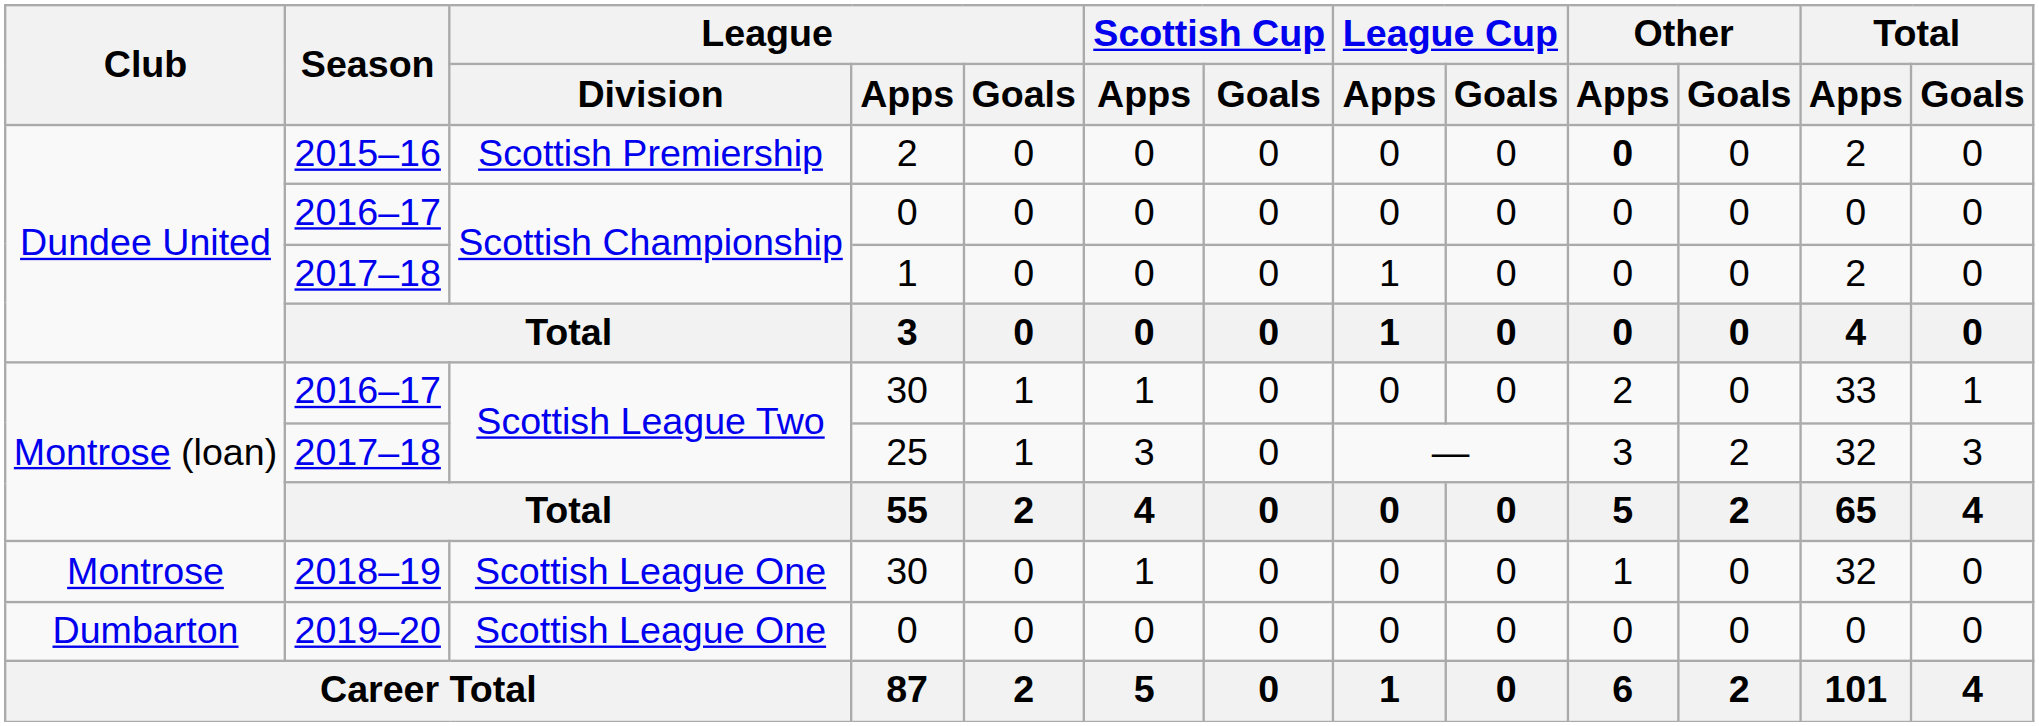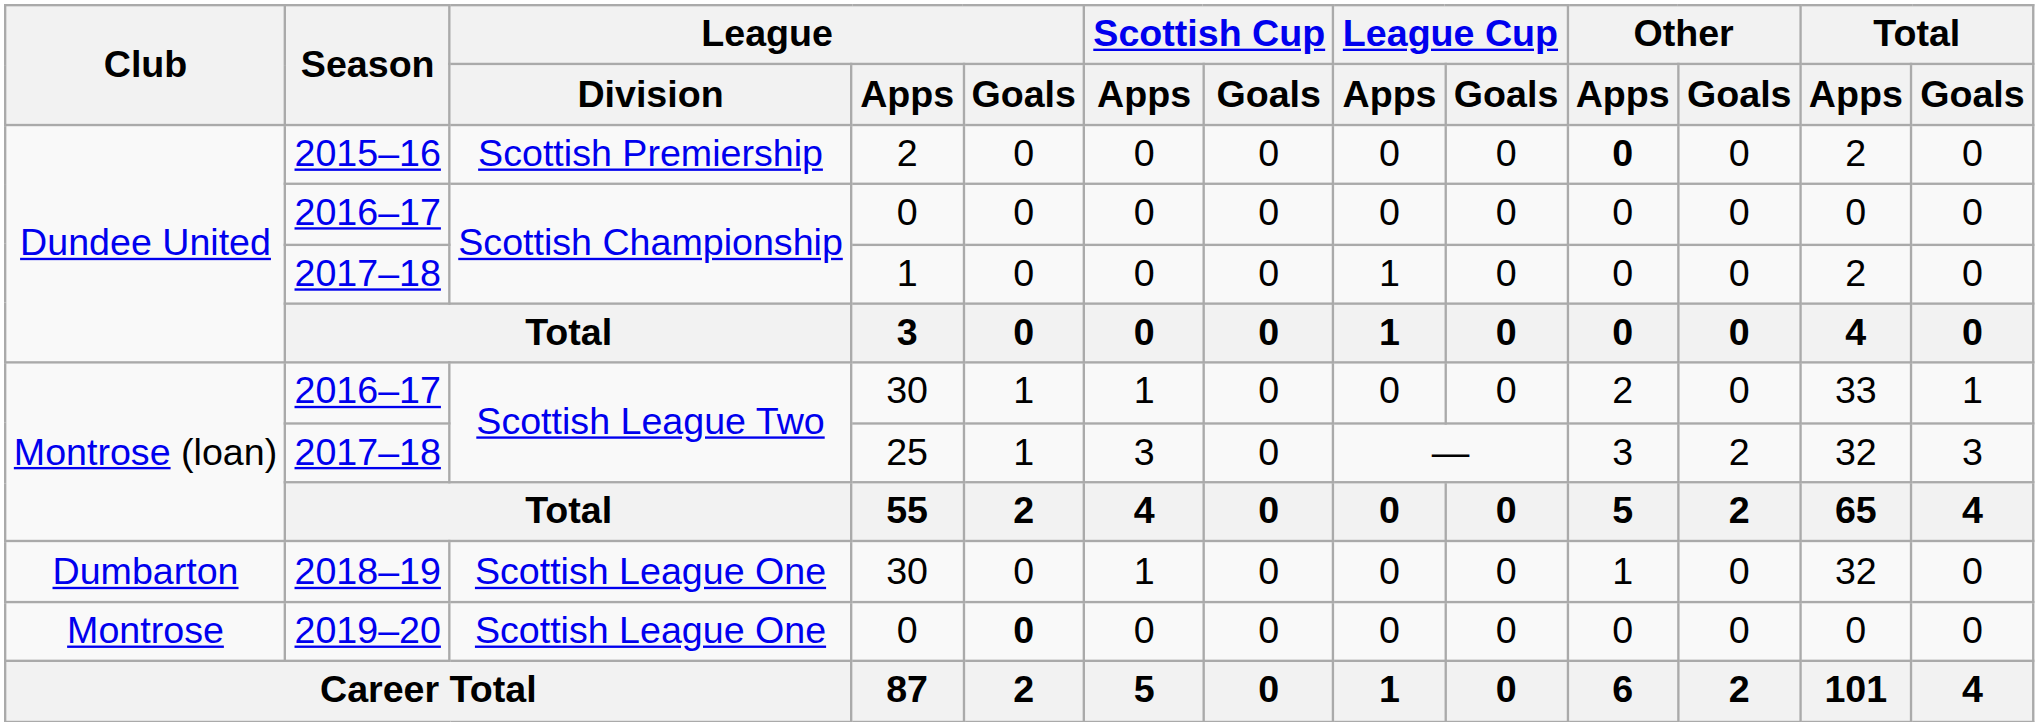(145, 570) Montrose -> (146, 570) Dumbarton
(146, 630) Dumbarton -> (145, 630) Montrose
(1024, 630) normal -> (1024, 630) bold
